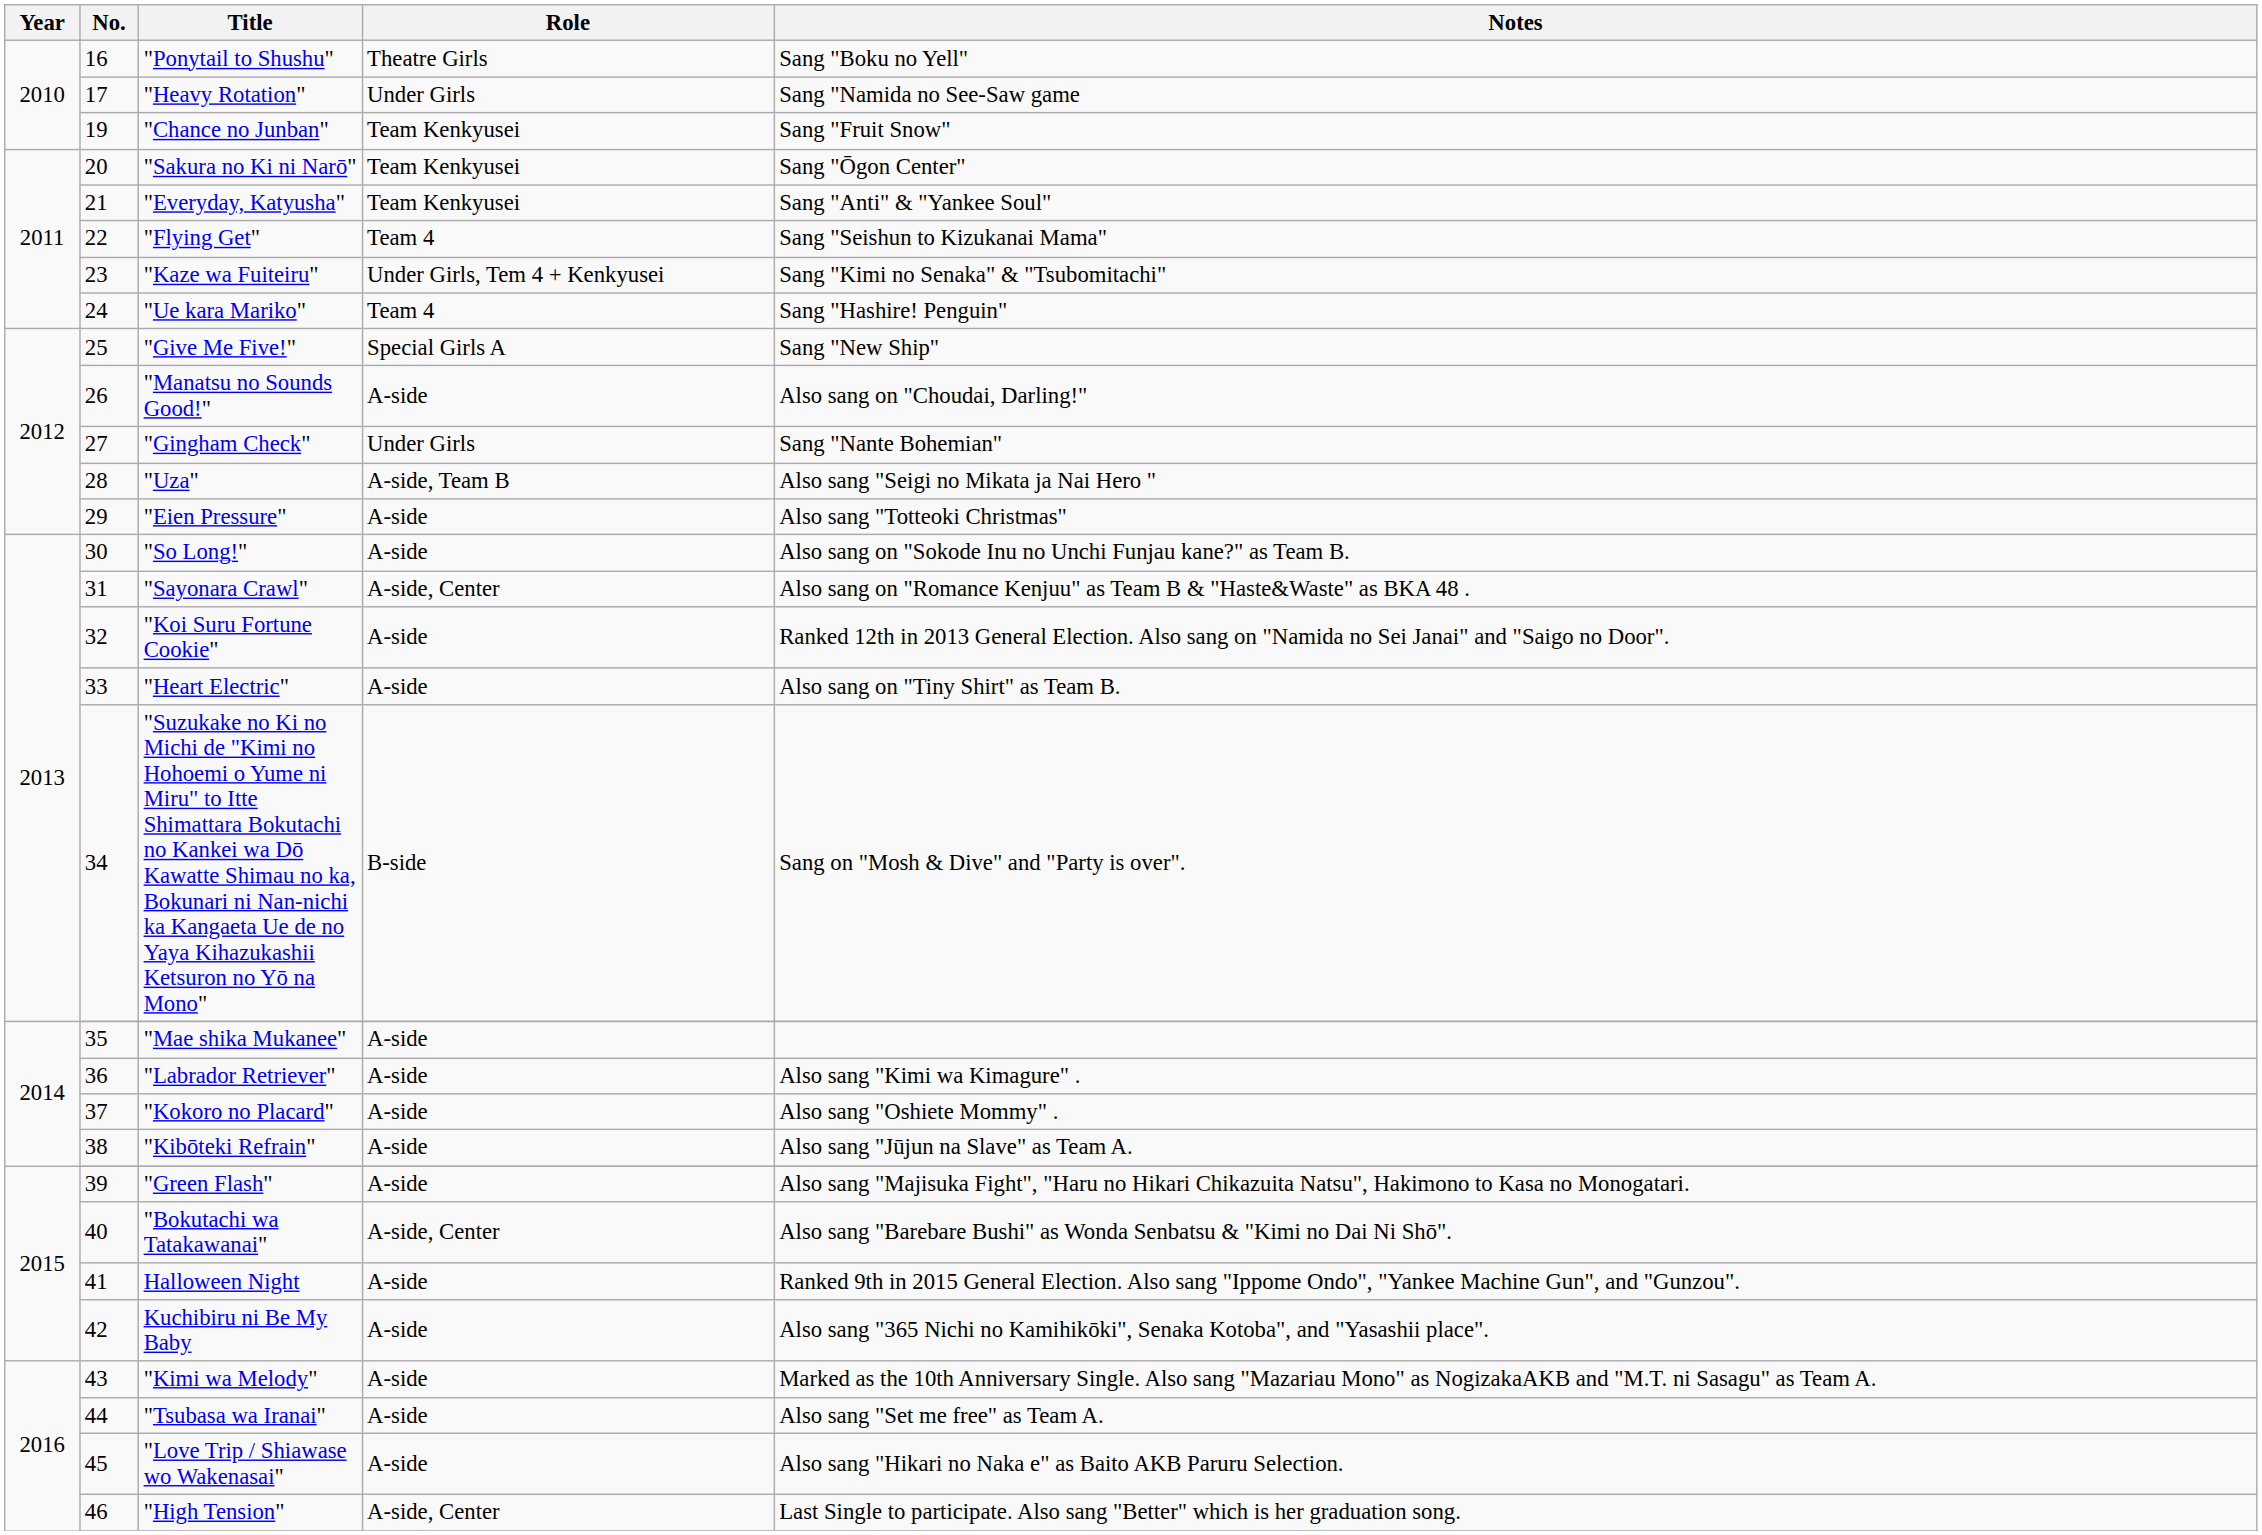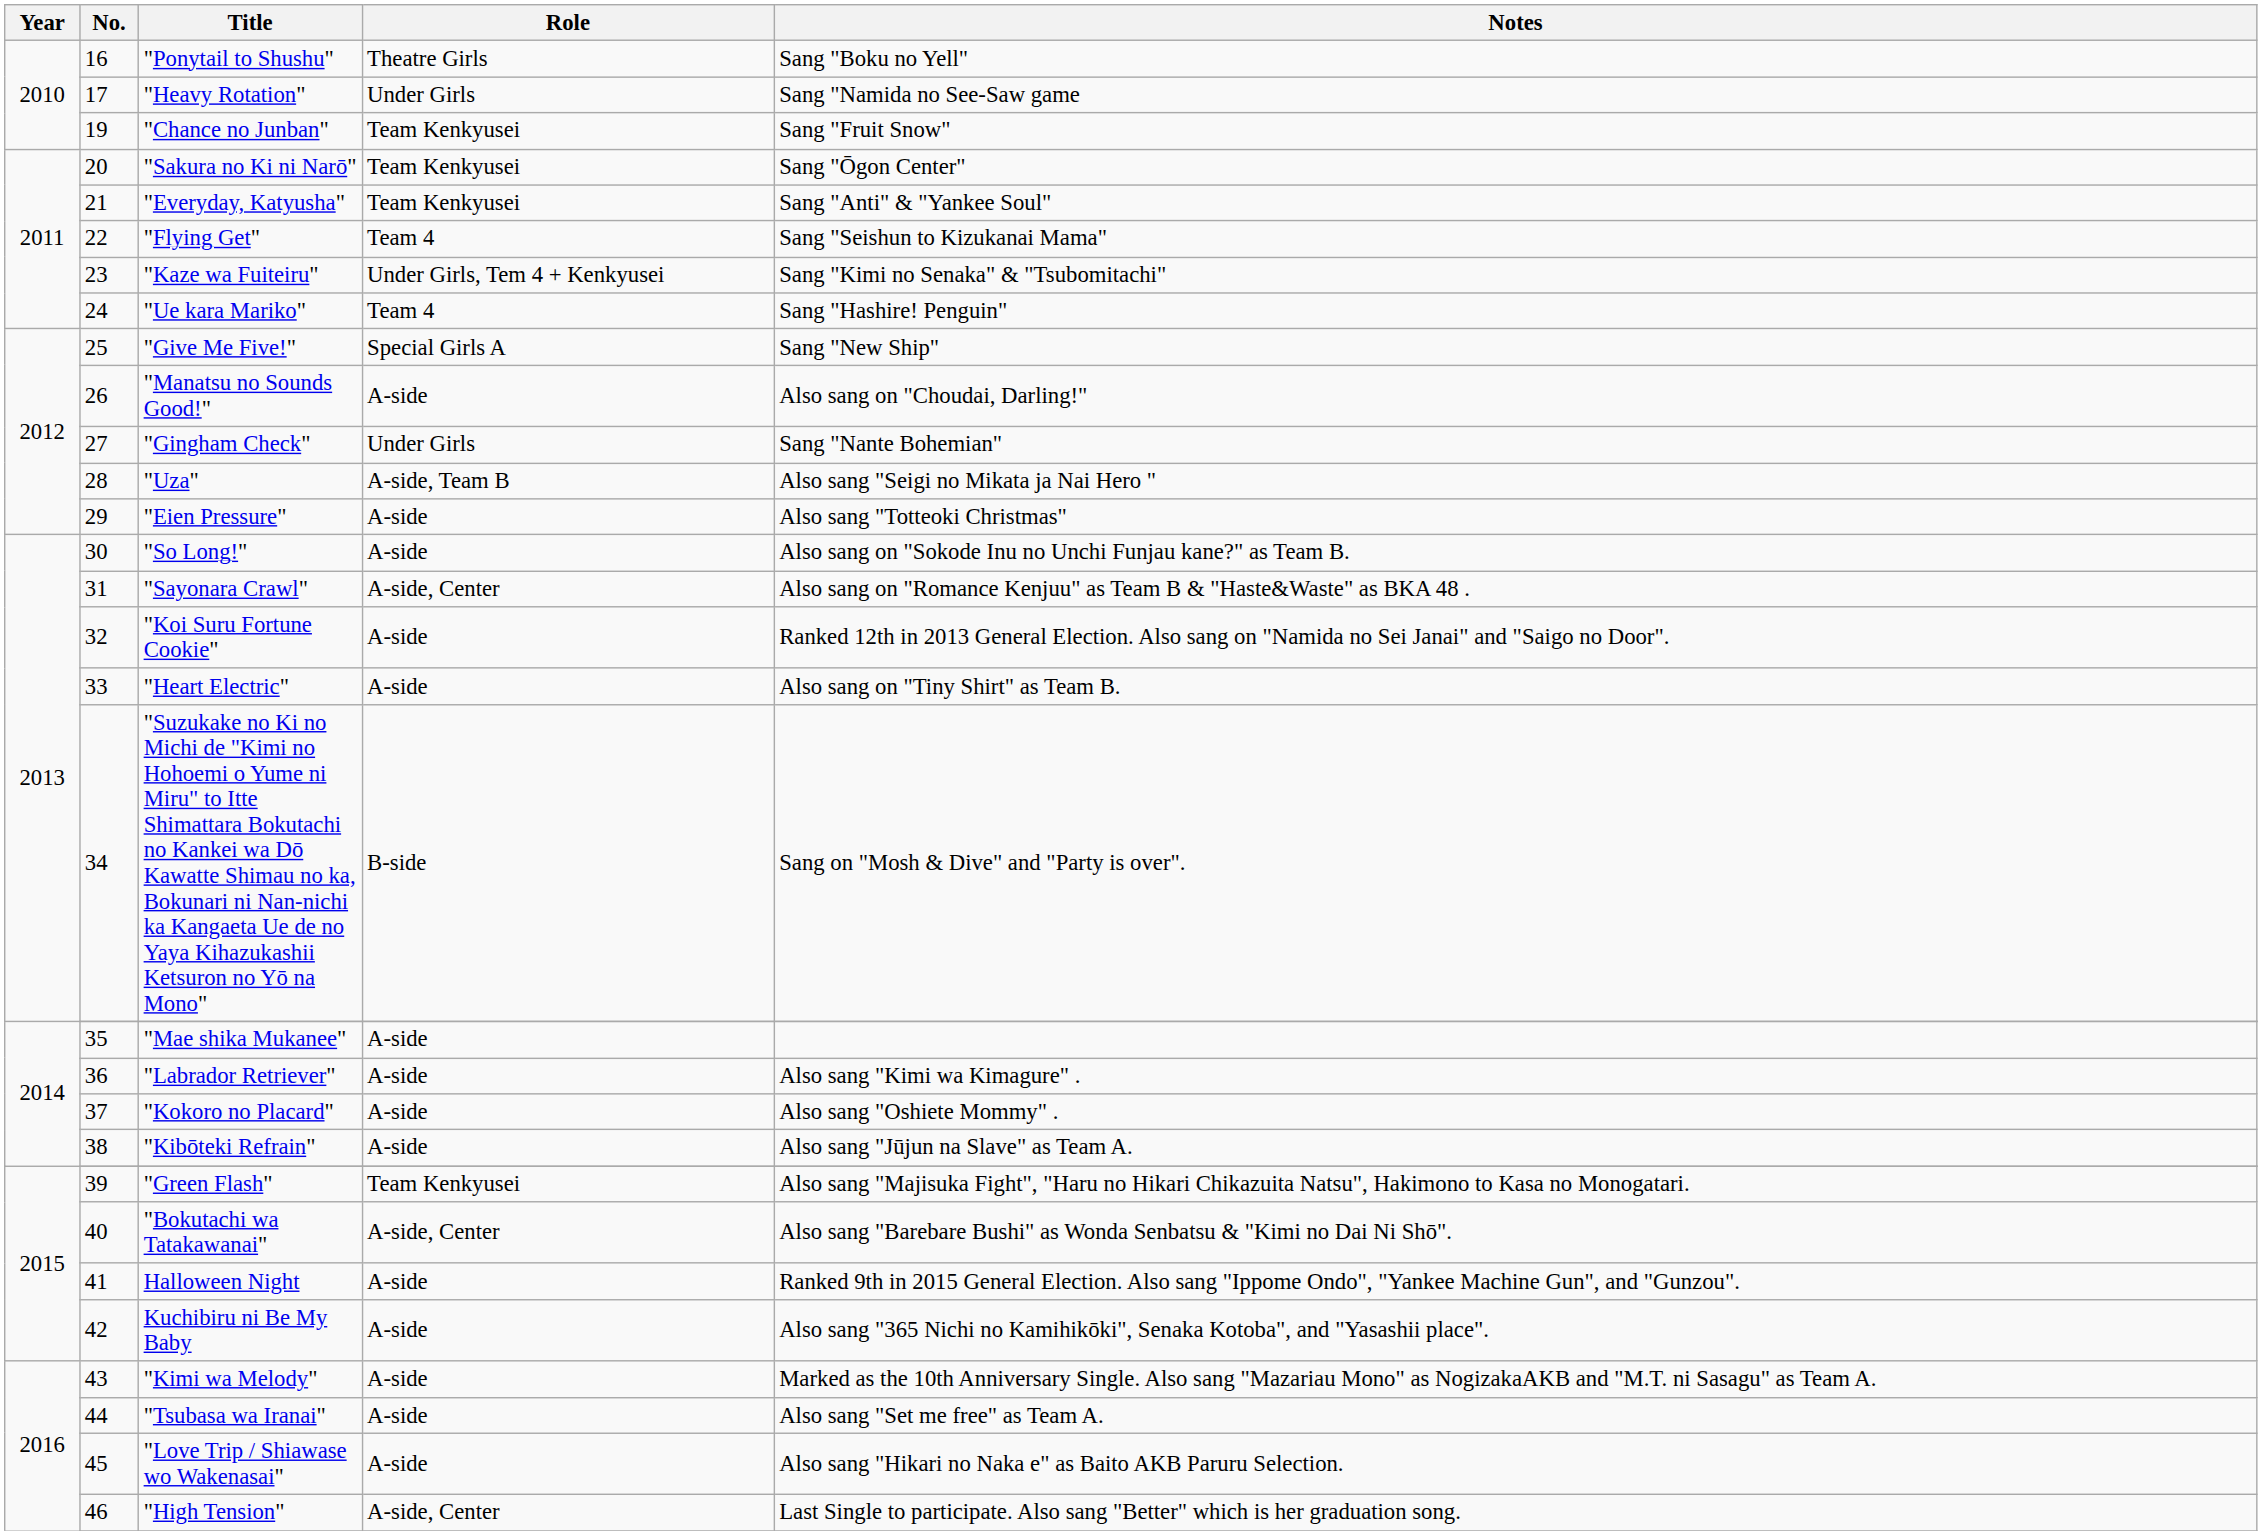(397, 1183) A-side -> (444, 1183) Team Kenkyusei
